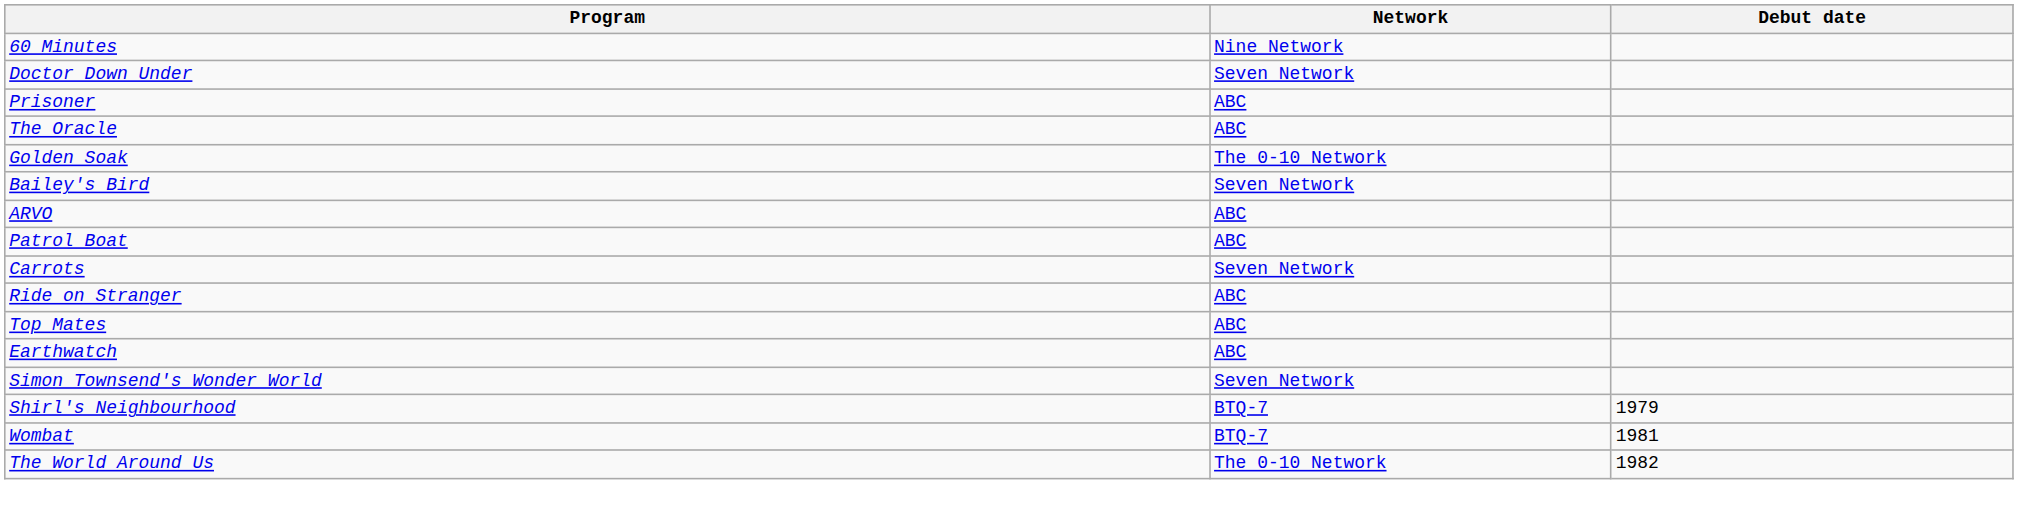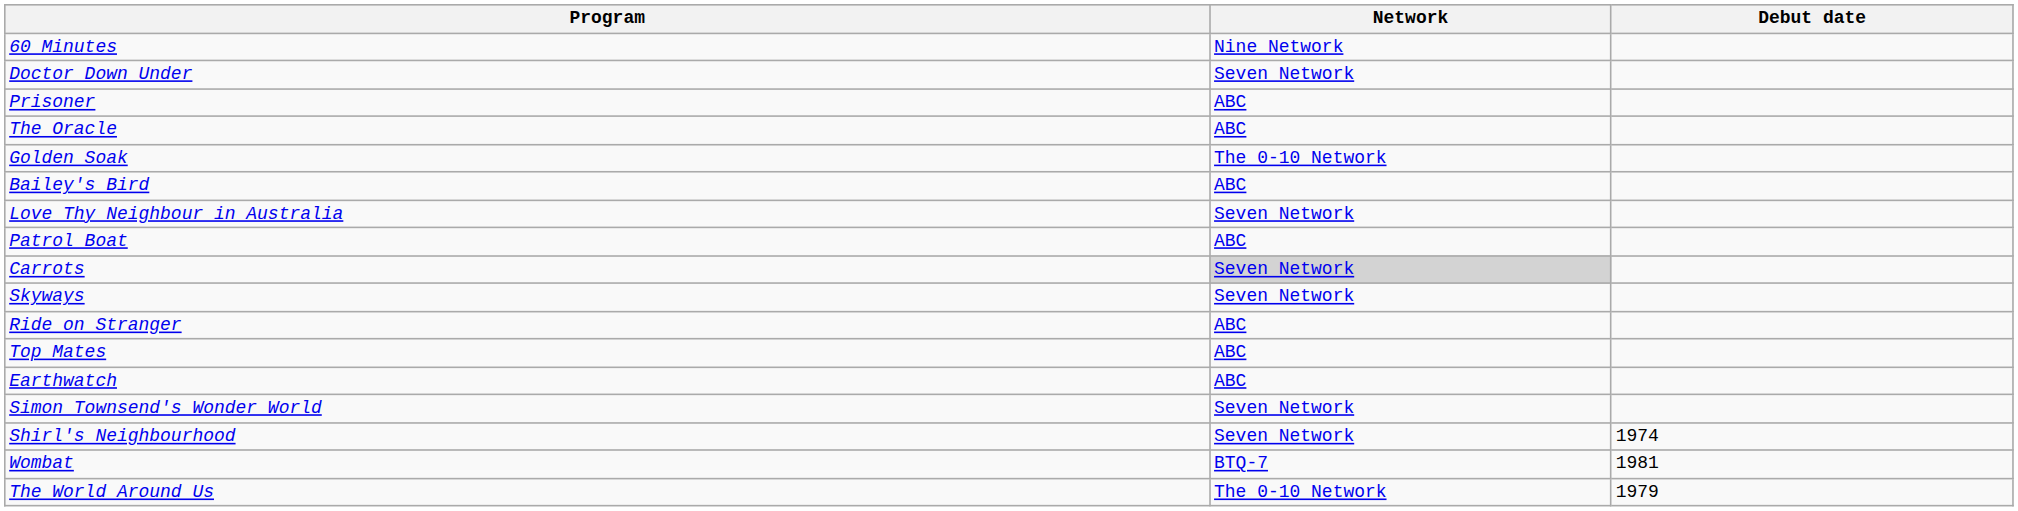(1284, 186) Seven Network -> (1230, 186) ABC
- row: (31, 214)
+ row: (176, 214)
(1284, 269) no background -> (1284, 269) lightgrey background
+ row: (47, 297)
(1241, 409) BTQ-7 -> (1284, 436) Seven Network
(1637, 409) 1979 -> (1637, 436) 1974
(1637, 464) 1982 -> (1637, 492) 1979
